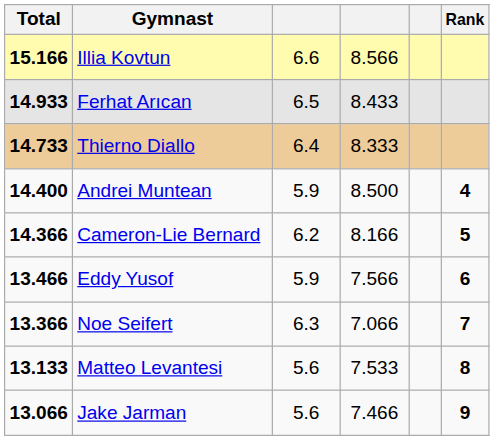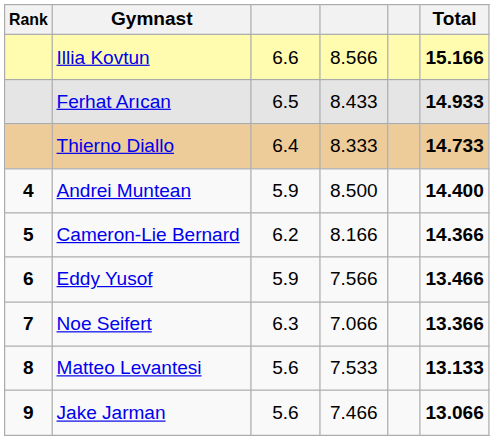columns swapped: (465, 20) <-> (39, 19)
